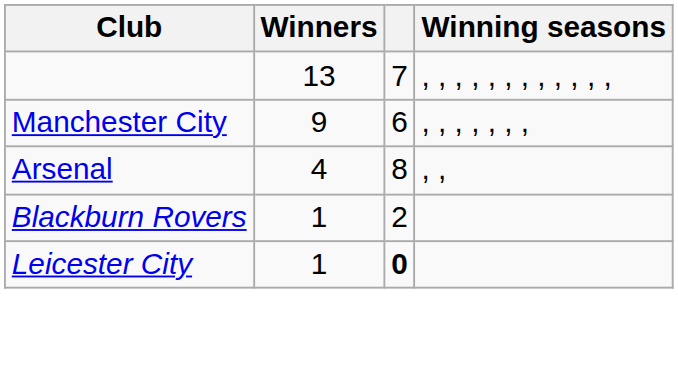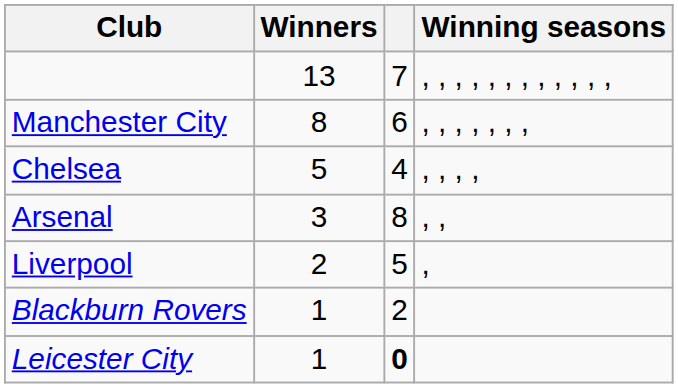(319, 122) 9 -> (319, 122) 8
+ row: (66, 169)
(319, 169) 4 -> (319, 216) 3
+ row: (72, 264)
